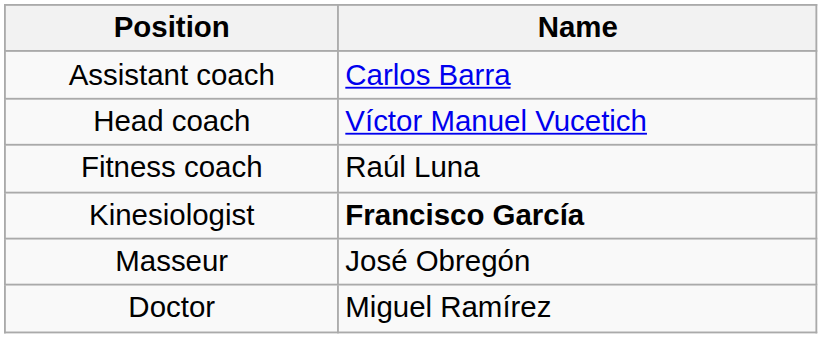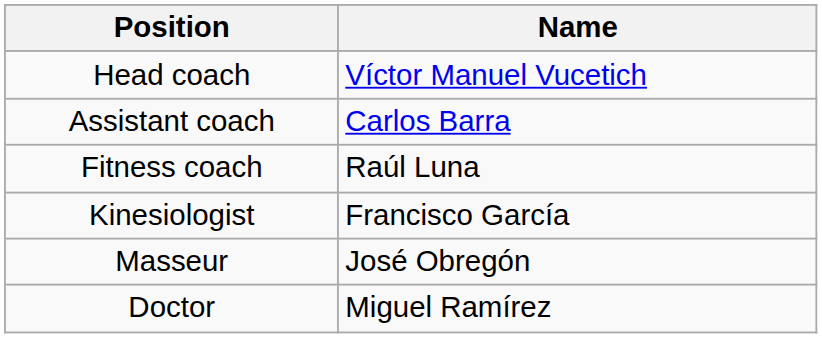rows swapped: (172, 121) <-> (172, 74)
(465, 214) bold -> (457, 214) normal
